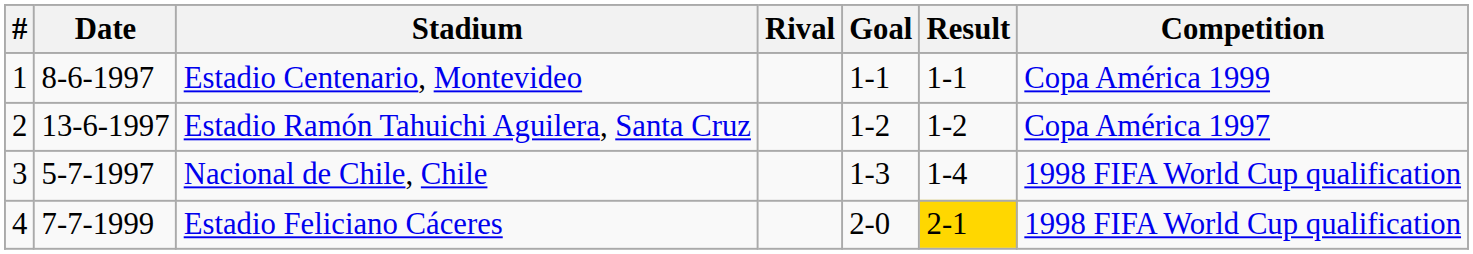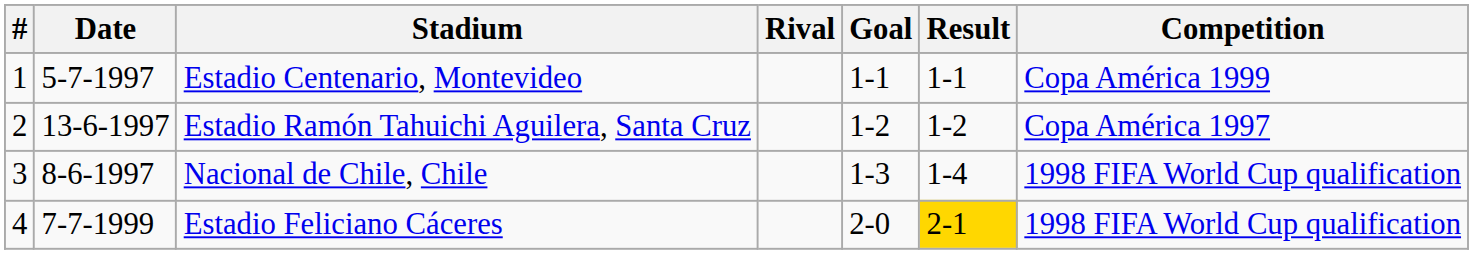(98, 77) 8-6-1997 -> (98, 77) 5-7-1997
(98, 175) 5-7-1997 -> (98, 175) 8-6-1997
